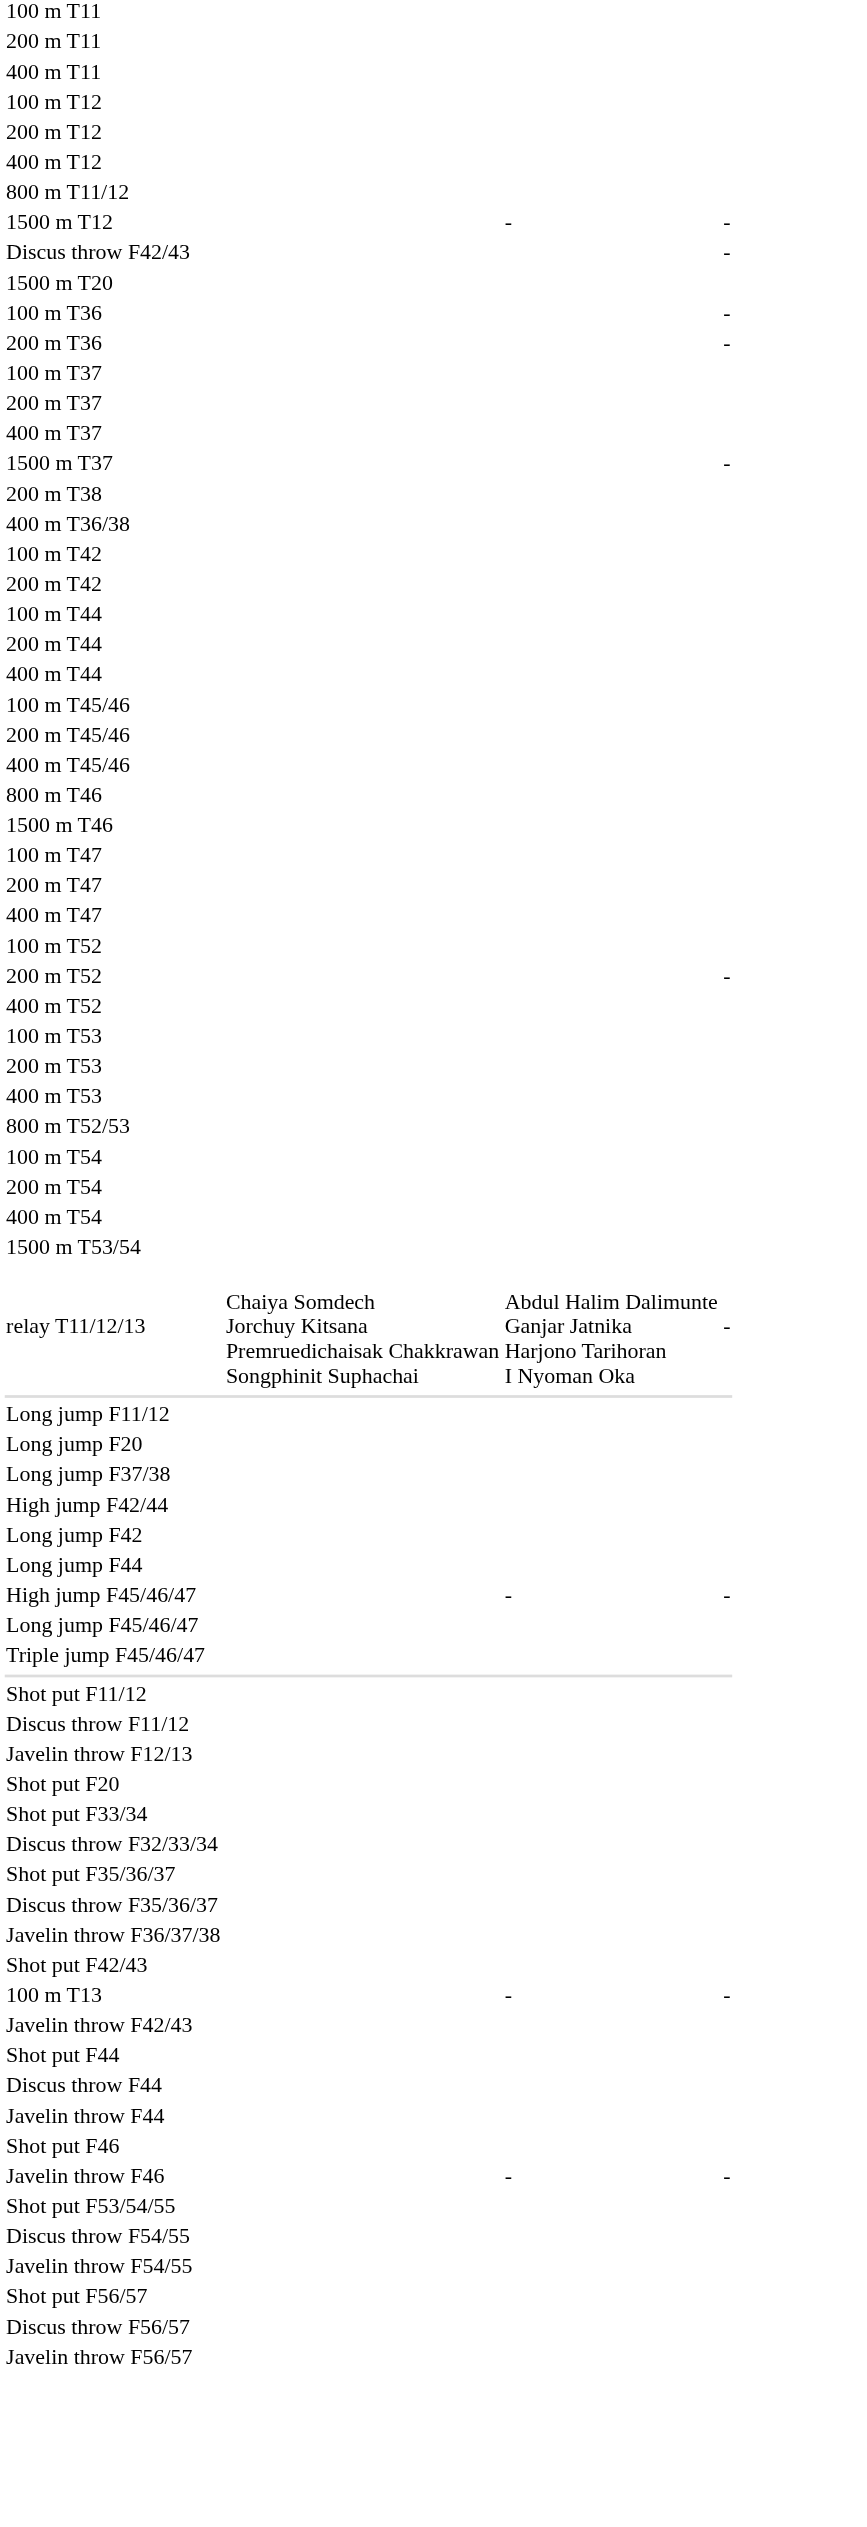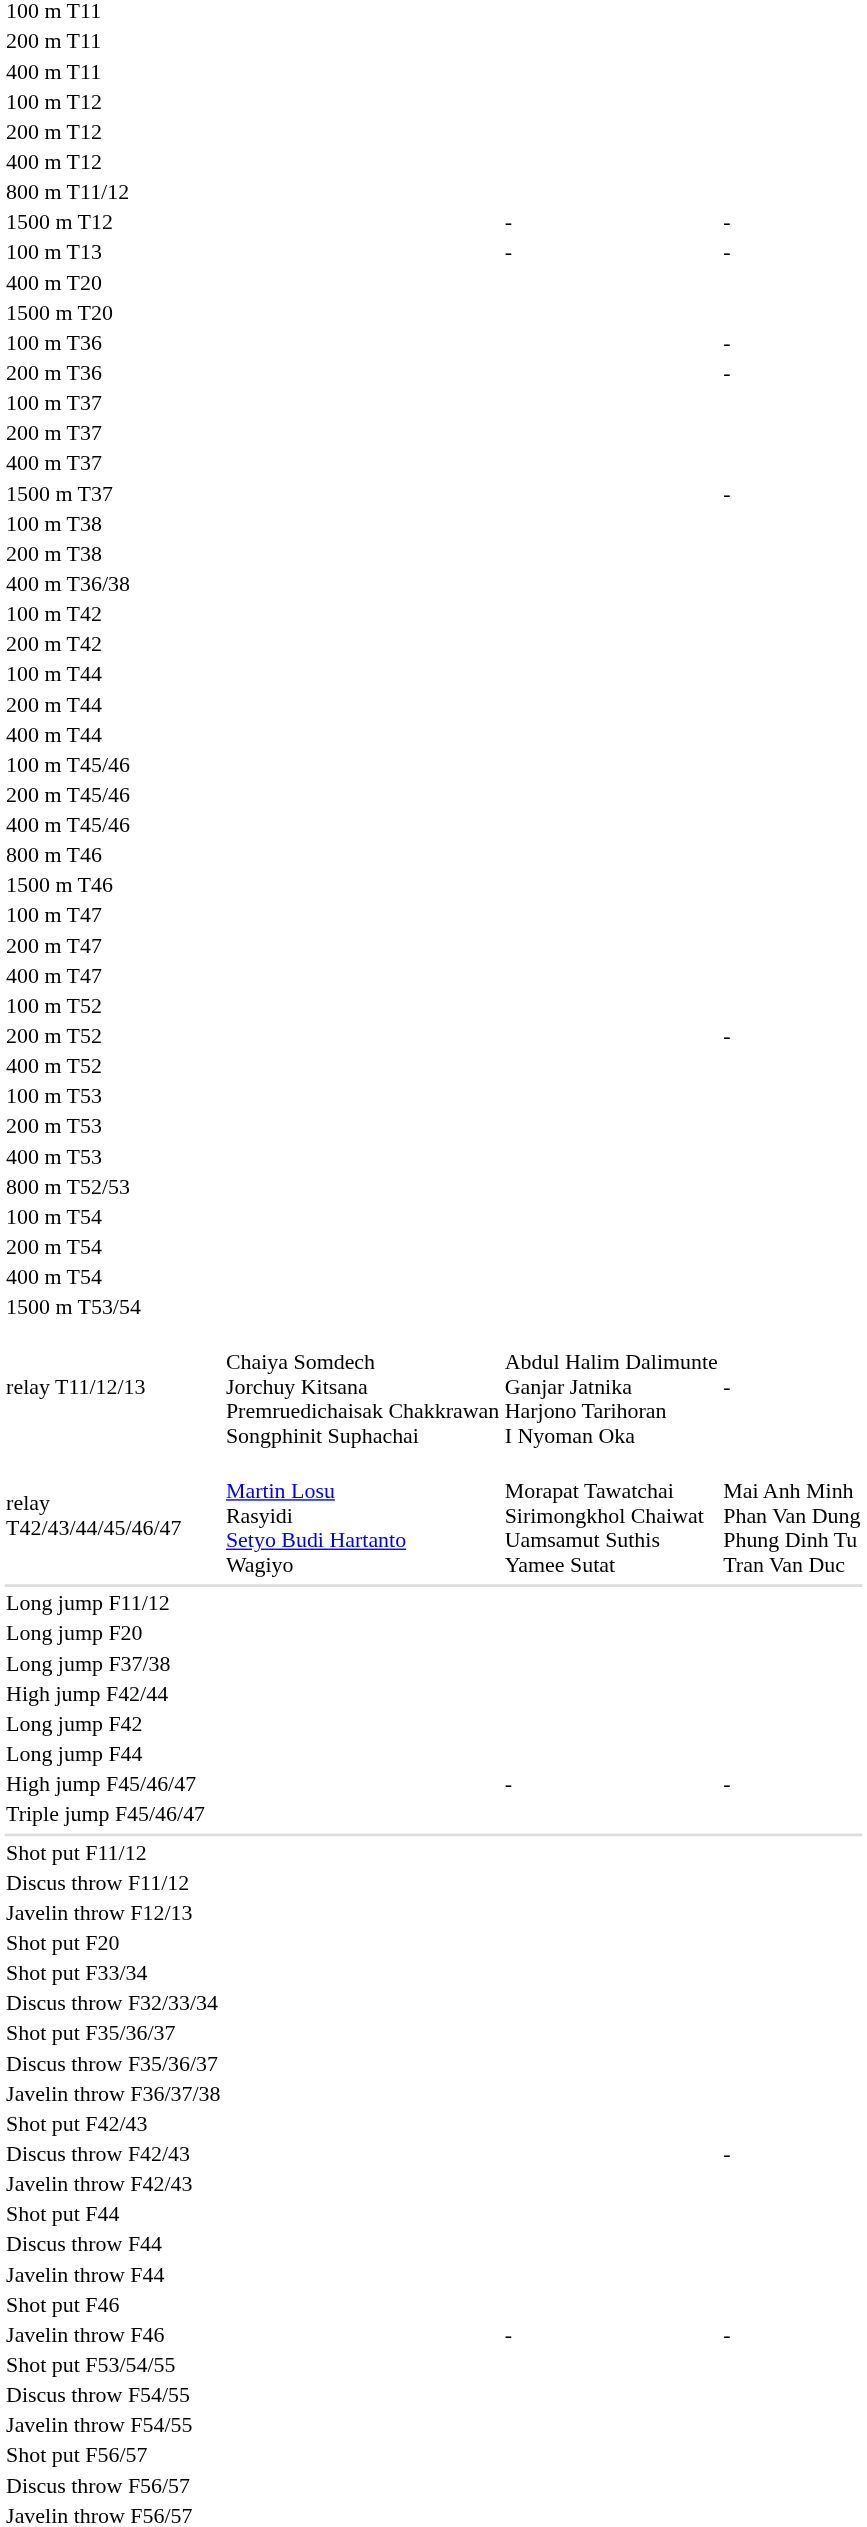rows swapped: (54, 1995) <-> (98, 252)
+ row: (54, 282)
+ row: (54, 523)
+ row: (94, 1515)
- row: (102, 1625)
